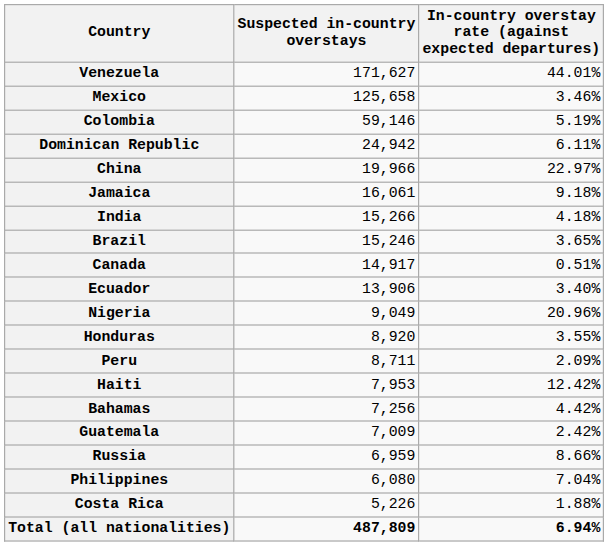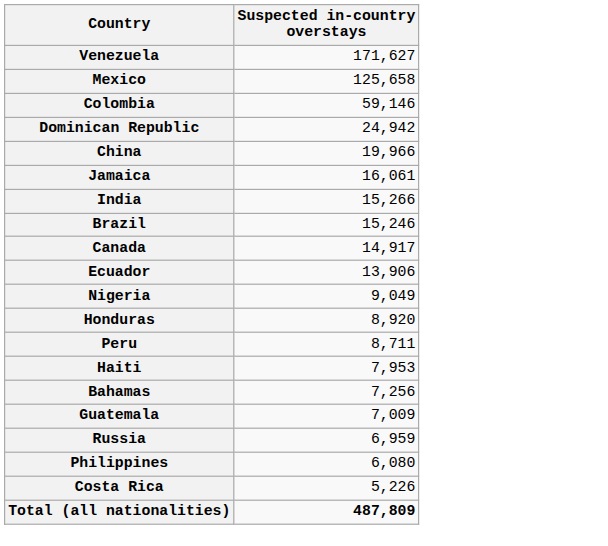- column: (511, 34)
